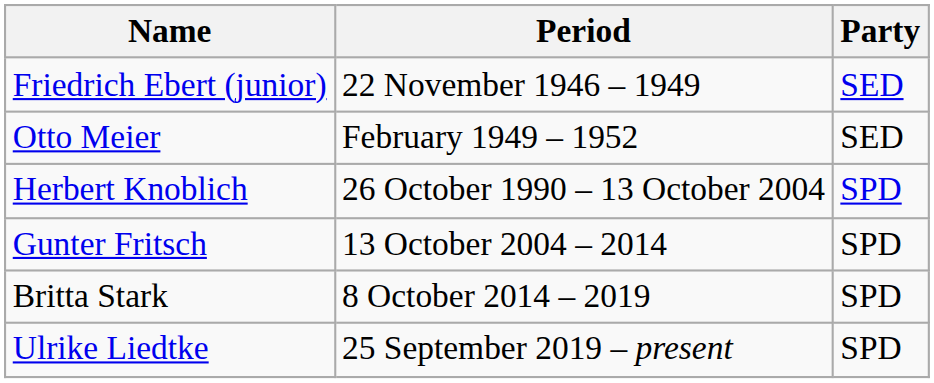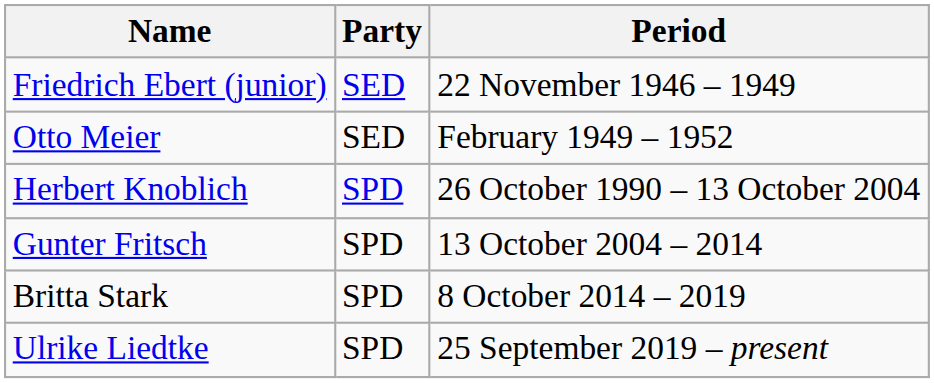columns swapped: (583, 31) <-> (880, 31)
